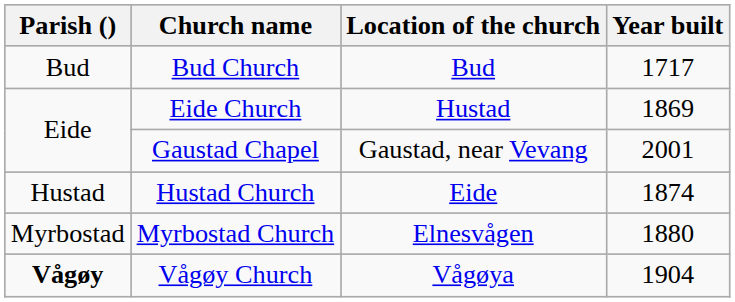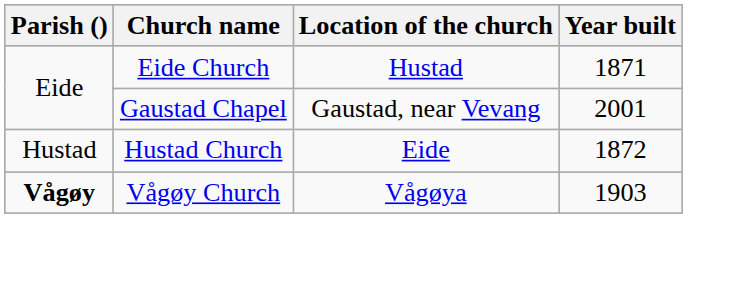- row: (235, 66)
(668, 108) 1869 -> (620, 66) 1871
(668, 191) 1874 -> (620, 150) 1872
- row: (235, 233)
(668, 274) 1904 -> (620, 191) 1903
